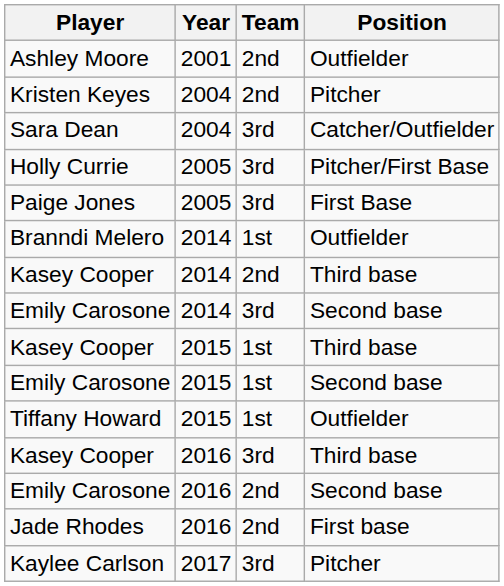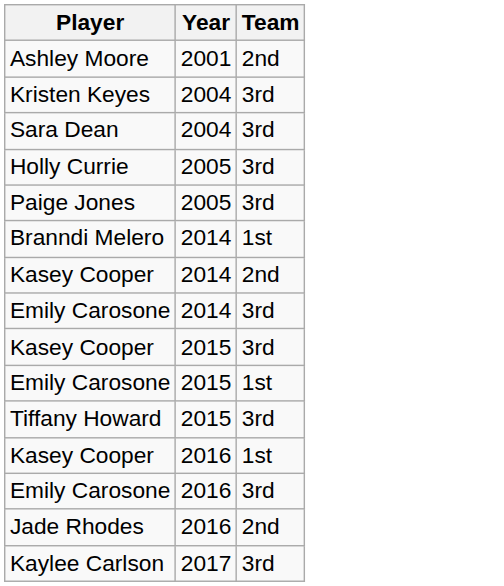- column: (402, 22)
(261, 94) 2nd -> (258, 94) 3rd
(257, 346) 1st -> (258, 346) 3rd
(257, 418) 1st -> (258, 418) 3rd
(258, 454) 3rd -> (257, 454) 1st
(261, 490) 2nd -> (258, 490) 3rd
